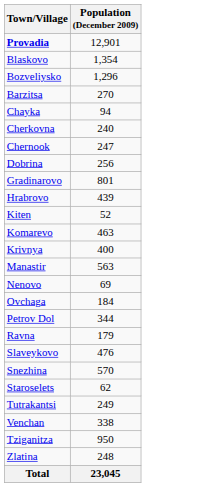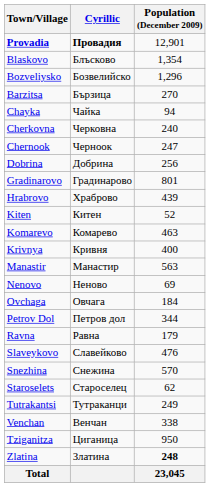+ column: (102, 19)
(105, 456) normal -> (170, 456) bold
